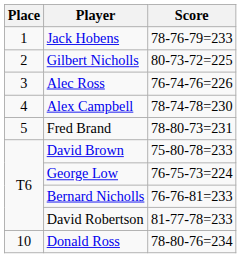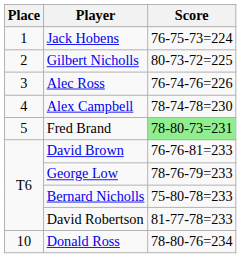(192, 38) 78-76-79=233 -> (192, 38) 76-75-73=224
(192, 128) no background -> (192, 128) lightgreen background
(192, 151) 75-80-78=233 -> (192, 151) 76-76-81=233
(192, 173) 76-75-73=224 -> (192, 173) 78-76-79=233
(192, 196) 76-76-81=233 -> (192, 196) 75-80-78=233
